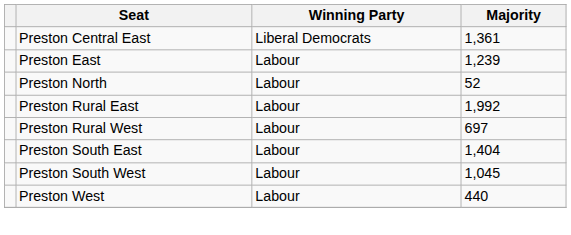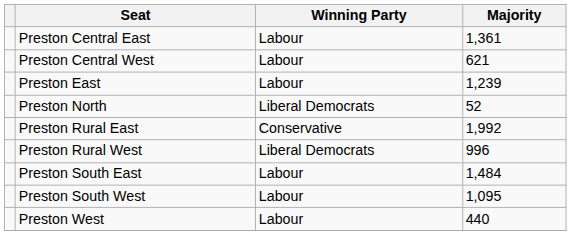(313, 38) Liberal Democrats -> (281, 38) Labour
+ row: (86, 60)
(277, 83) Labour -> (317, 106) Liberal Democrats
(277, 106) Labour -> (300, 128) Conservative
(277, 128) Labour -> (317, 151) Liberal Democrats
(476, 128) 697 -> (478, 151) 996
(482, 151) 1,404 -> (483, 173) 1,484
(482, 173) 1,045 -> (483, 196) 1,095
